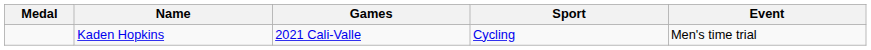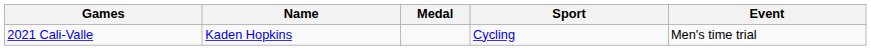columns swapped: (39, 14) <-> (371, 14)
